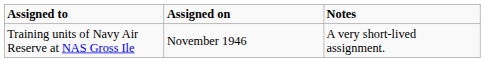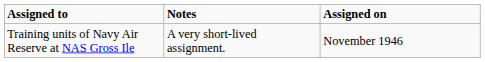columns swapped: (199, 14) <-> (341, 14)
